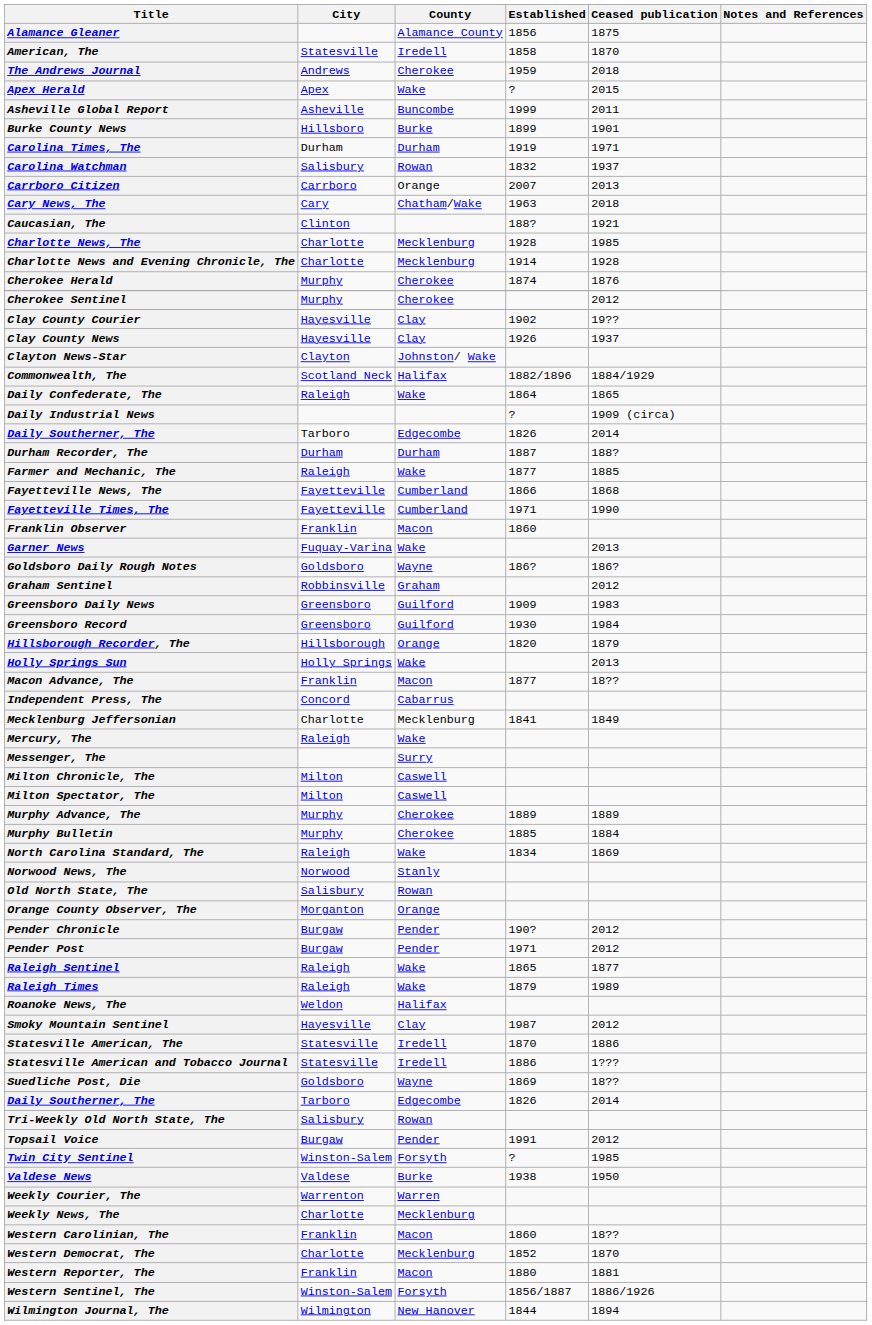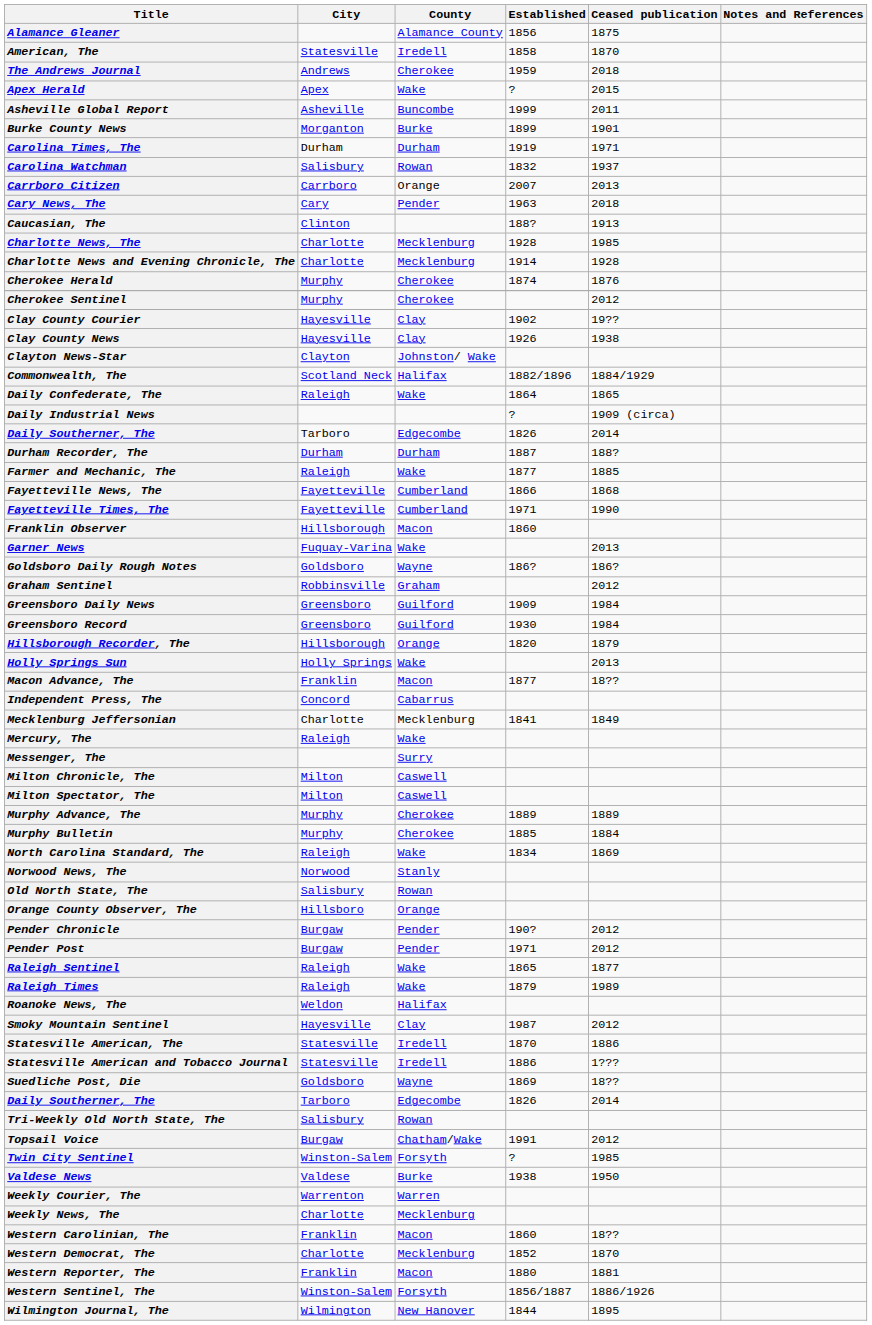(332, 128) Hillsboro -> (332, 128) Morganton
(440, 205) Chatham/Wake -> (419, 205) Pender
(605, 224) 1921 -> (605, 224) 1913
(605, 338) 1937 -> (605, 338) 1938
(329, 529) Franklin -> (343, 529) Hillsborough
(605, 605) 1983 -> (605, 605) 1984
(332, 910) Morganton -> (332, 910) Hillsboro
(419, 1139) Pender -> (440, 1139) Chatham/Wake
(605, 1311) 1894 -> (605, 1311) 1895
